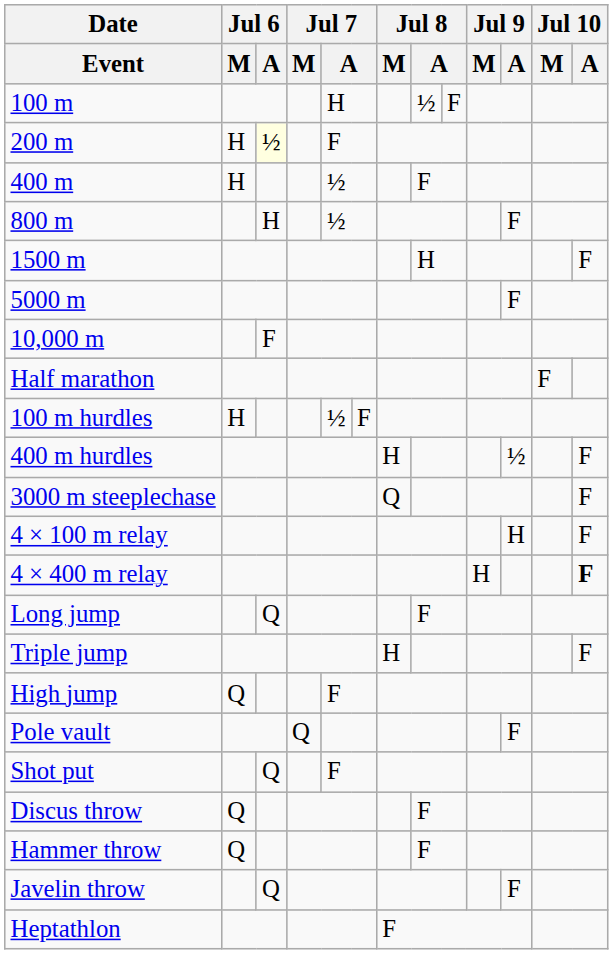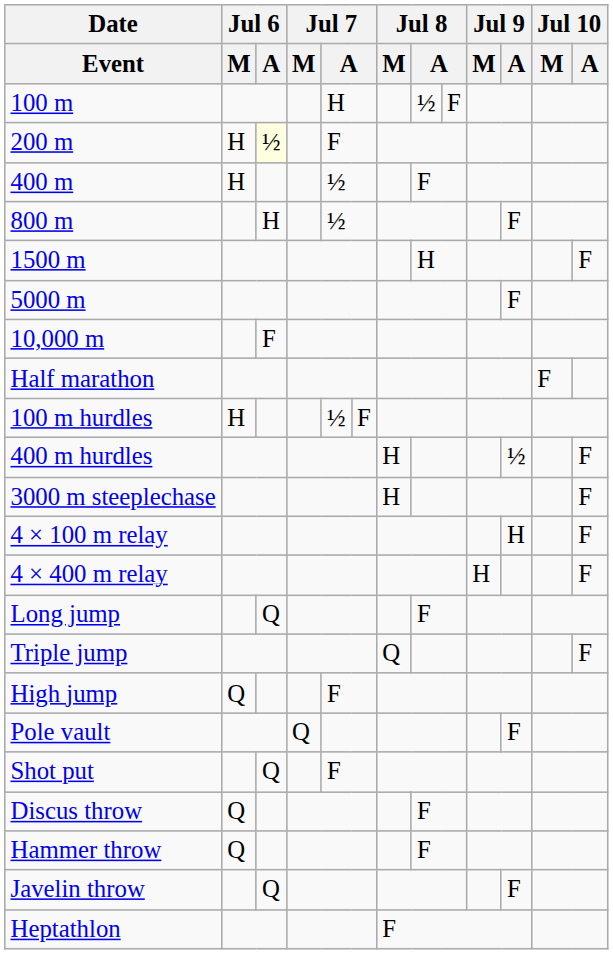(391, 496) Q -> (391, 496) H
(586, 574) bold -> (585, 574) normal
(391, 653) H -> (391, 653) Q
